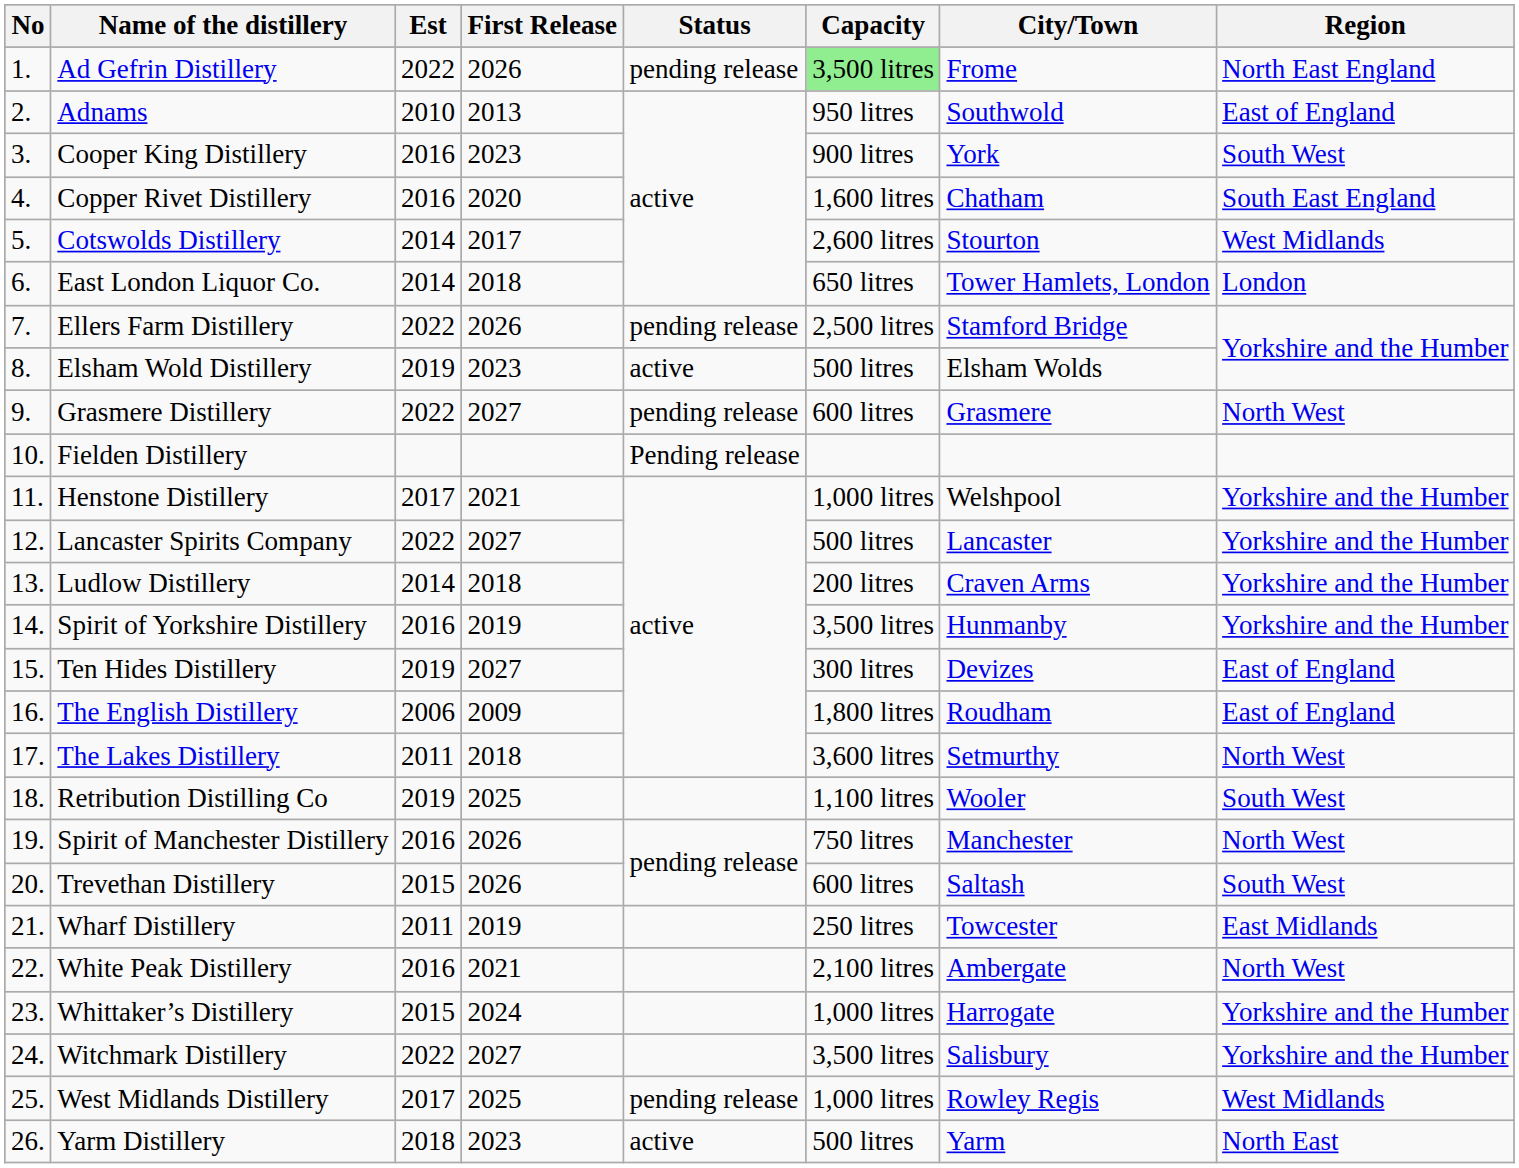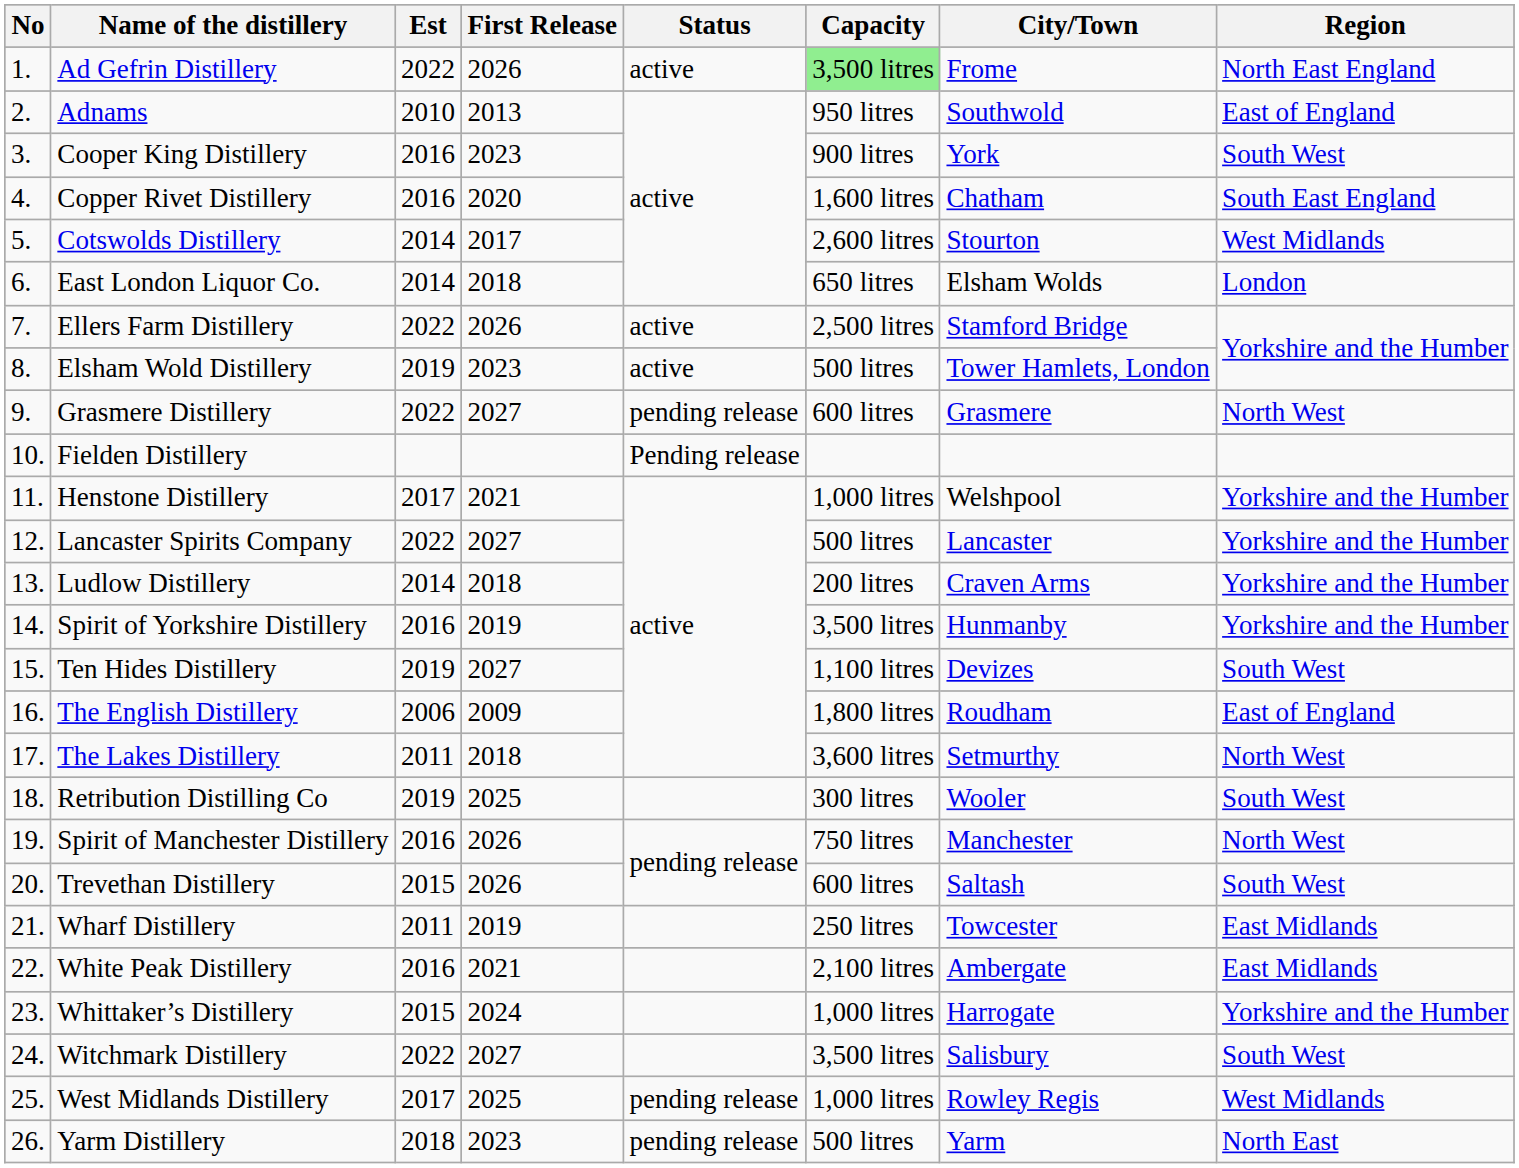(714, 68) pending release -> (662, 68) active
(1078, 283) Tower Hamlets, London -> (1024, 283) Elsham Wolds
(714, 326) pending release -> (662, 326) active
(1024, 369) Elsham Wolds -> (1078, 369) Tower Hamlets, London
(863, 669) 300 litres -> (873, 669) 1,100 litres
(1308, 669) East of England -> (1284, 669) South West
(873, 797) 1,100 litres -> (863, 797) 300 litres
(1284, 969) North West -> (1300, 969) East Midlands
(1365, 1055) Yorkshire and the Humber -> (1284, 1055) South West
(662, 1140) active -> (714, 1140) pending release
